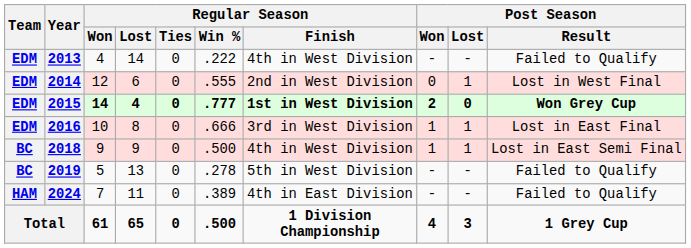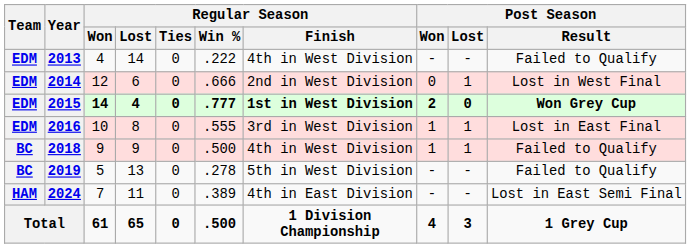(220, 83) .555 -> (220, 83) .666
(220, 128) .666 -> (220, 128) .555
(586, 150) Lost in East Semi Final -> (586, 150) Failed to Qualify
(586, 195) Failed to Qualify -> (586, 195) Lost in East Semi Final
